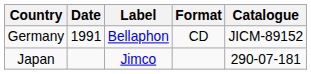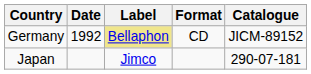(86, 37) 1991 -> (86, 37) 1992
(138, 37) no background -> (138, 37) khaki background
